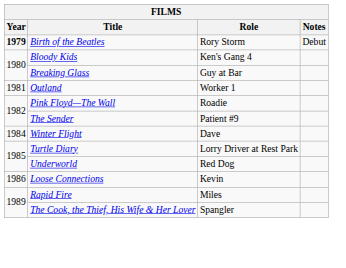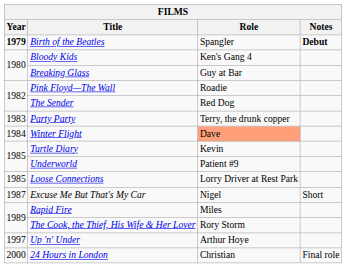(222, 42) Rory Storm -> (217, 42) Spangler
(314, 42) normal -> (315, 42) bold
- row: (46, 88)
(219, 118) Patient #9 -> (217, 103) Red Dog
+ row: (53, 118)
(210, 133) no background -> (210, 133) lightsalmon background
(249, 149) Lorry Driver at Rest Park -> (212, 149) Kevin
(217, 164) Red Dog -> (219, 164) Patient #9
(16, 179) 1986 -> (16, 179) 1985
(212, 179) Kevin -> (249, 179) Lorry Driver at Rest Park
+ row: (88, 194)
(217, 210) Spangler -> (222, 225) Rory Storm
+ row: (55, 240)
+ row: (69, 255)
